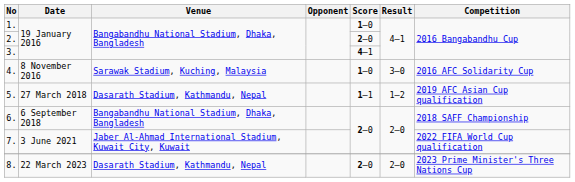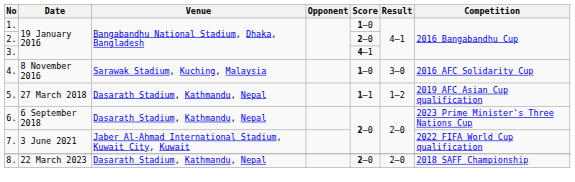(185, 118) Bangabandhu National Stadium, Dhaka, Bangladesh -> (180, 118) Dasarath Stadium, Kathmandu, Nepal
(472, 118) 2018 SAFF Championship -> (485, 118) 2023 Prime Minister's Three Nations Cup
(485, 165) 2023 Prime Minister's Three Nations Cup -> (472, 160) 2018 SAFF Championship
